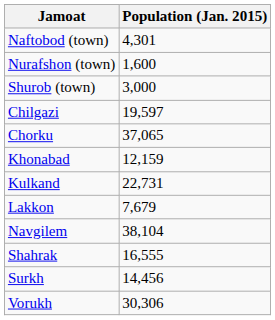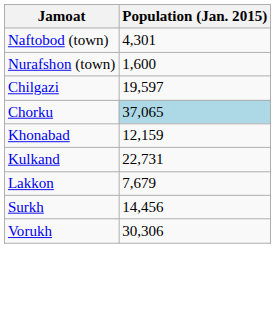- row: (52, 87)
(143, 135) no background -> (143, 111) lightblue background
- row: (38, 231)
- row: (33, 254)
